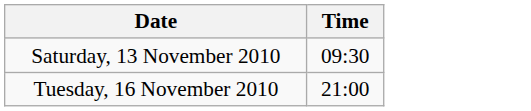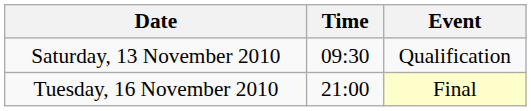+ column: (455, 21)
